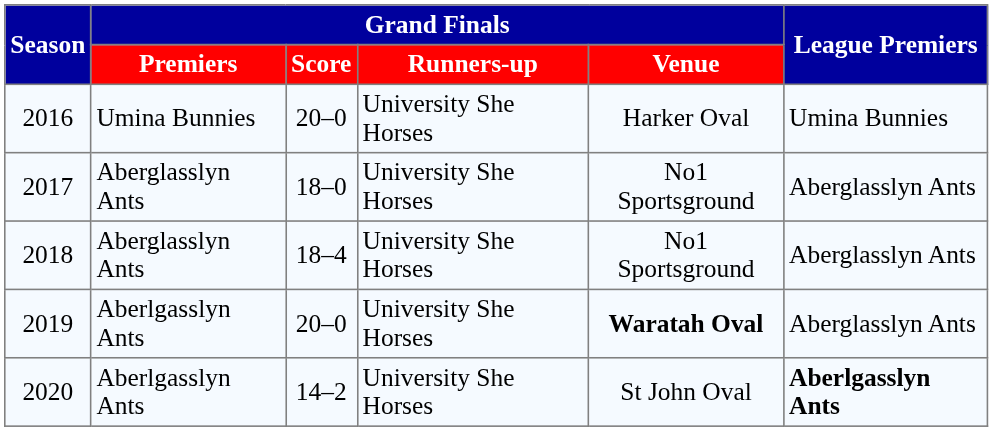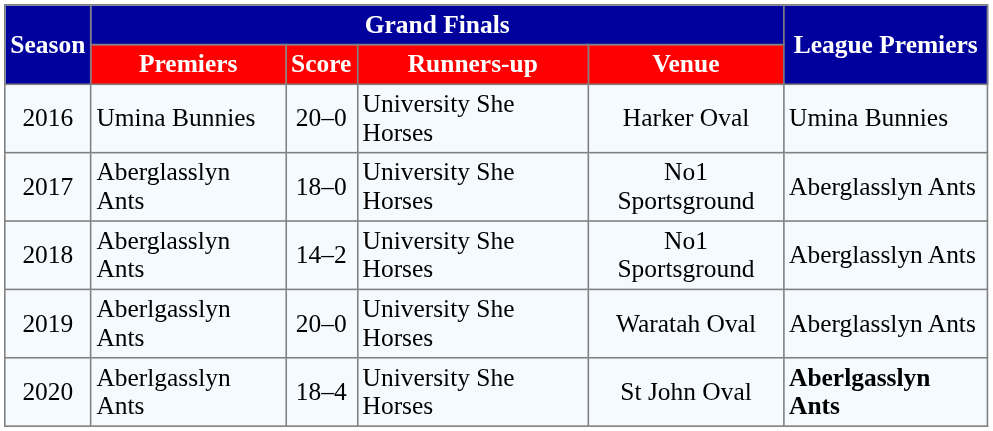(321, 254) 18–4 -> (321, 254) 14–2
(686, 323) bold -> (686, 323) normal
(321, 391) 14–2 -> (321, 391) 18–4
